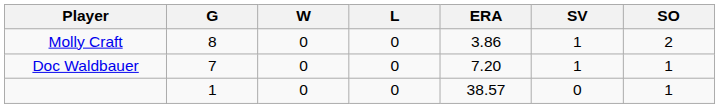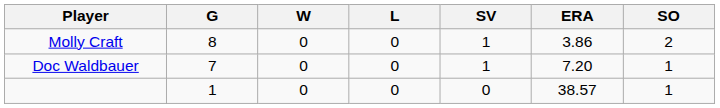columns swapped: (577, 16) <-> (486, 16)
